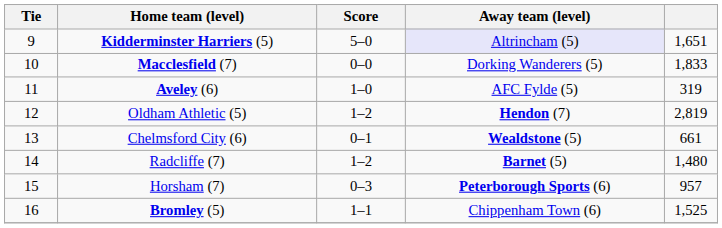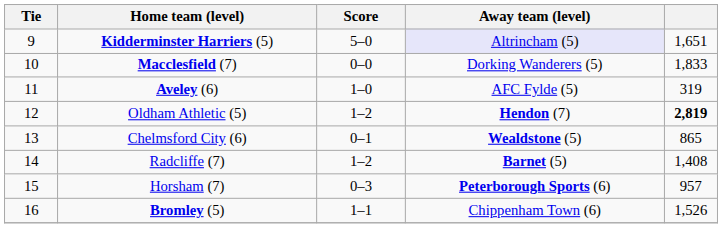(691, 113) normal -> (691, 113) bold
(691, 138) 661 -> (691, 138) 865
(691, 162) 1,480 -> (691, 162) 1,408
(691, 210) 1,525 -> (691, 210) 1,526
